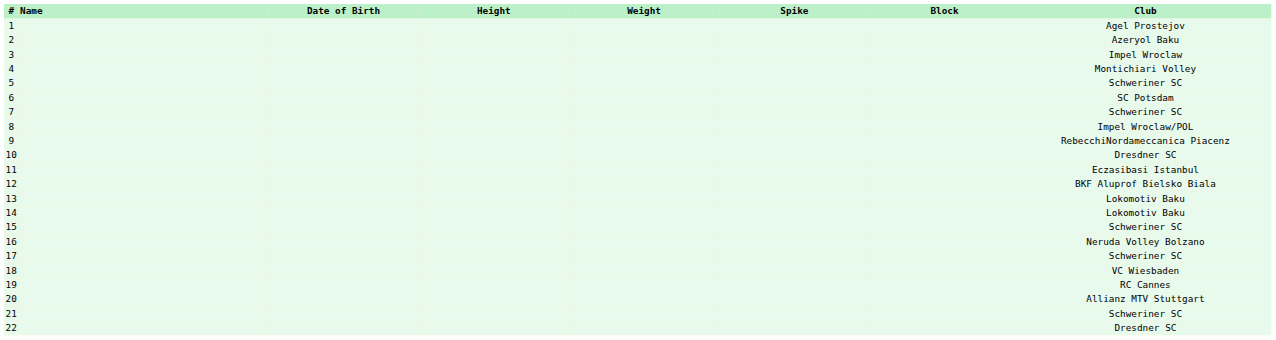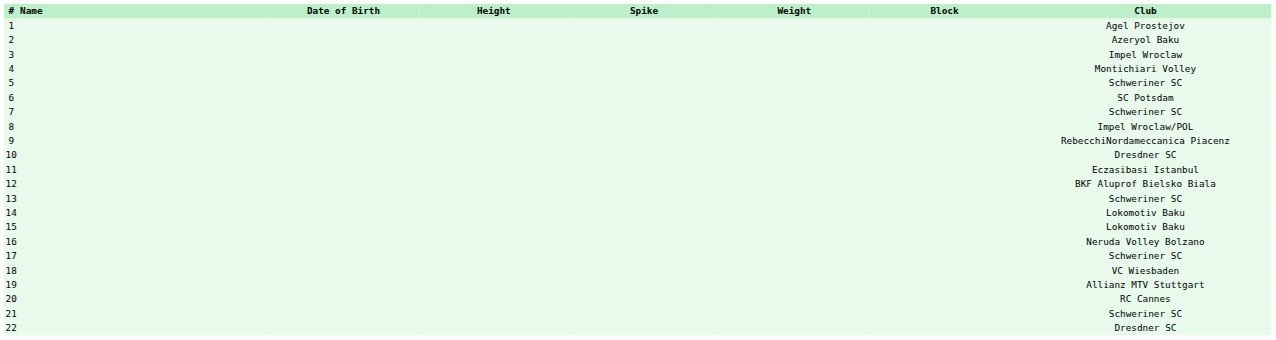columns swapped: (644, 11) <-> (794, 11)
(1145, 198) Lokomotiv Baku -> (1145, 198) Schweriner SC
(1145, 227) Schweriner SC -> (1145, 227) Lokomotiv Baku
(1145, 285) RC Cannes -> (1145, 285) Allianz MTV Stuttgart
(1145, 299) Allianz MTV Stuttgart -> (1145, 299) RC Cannes
